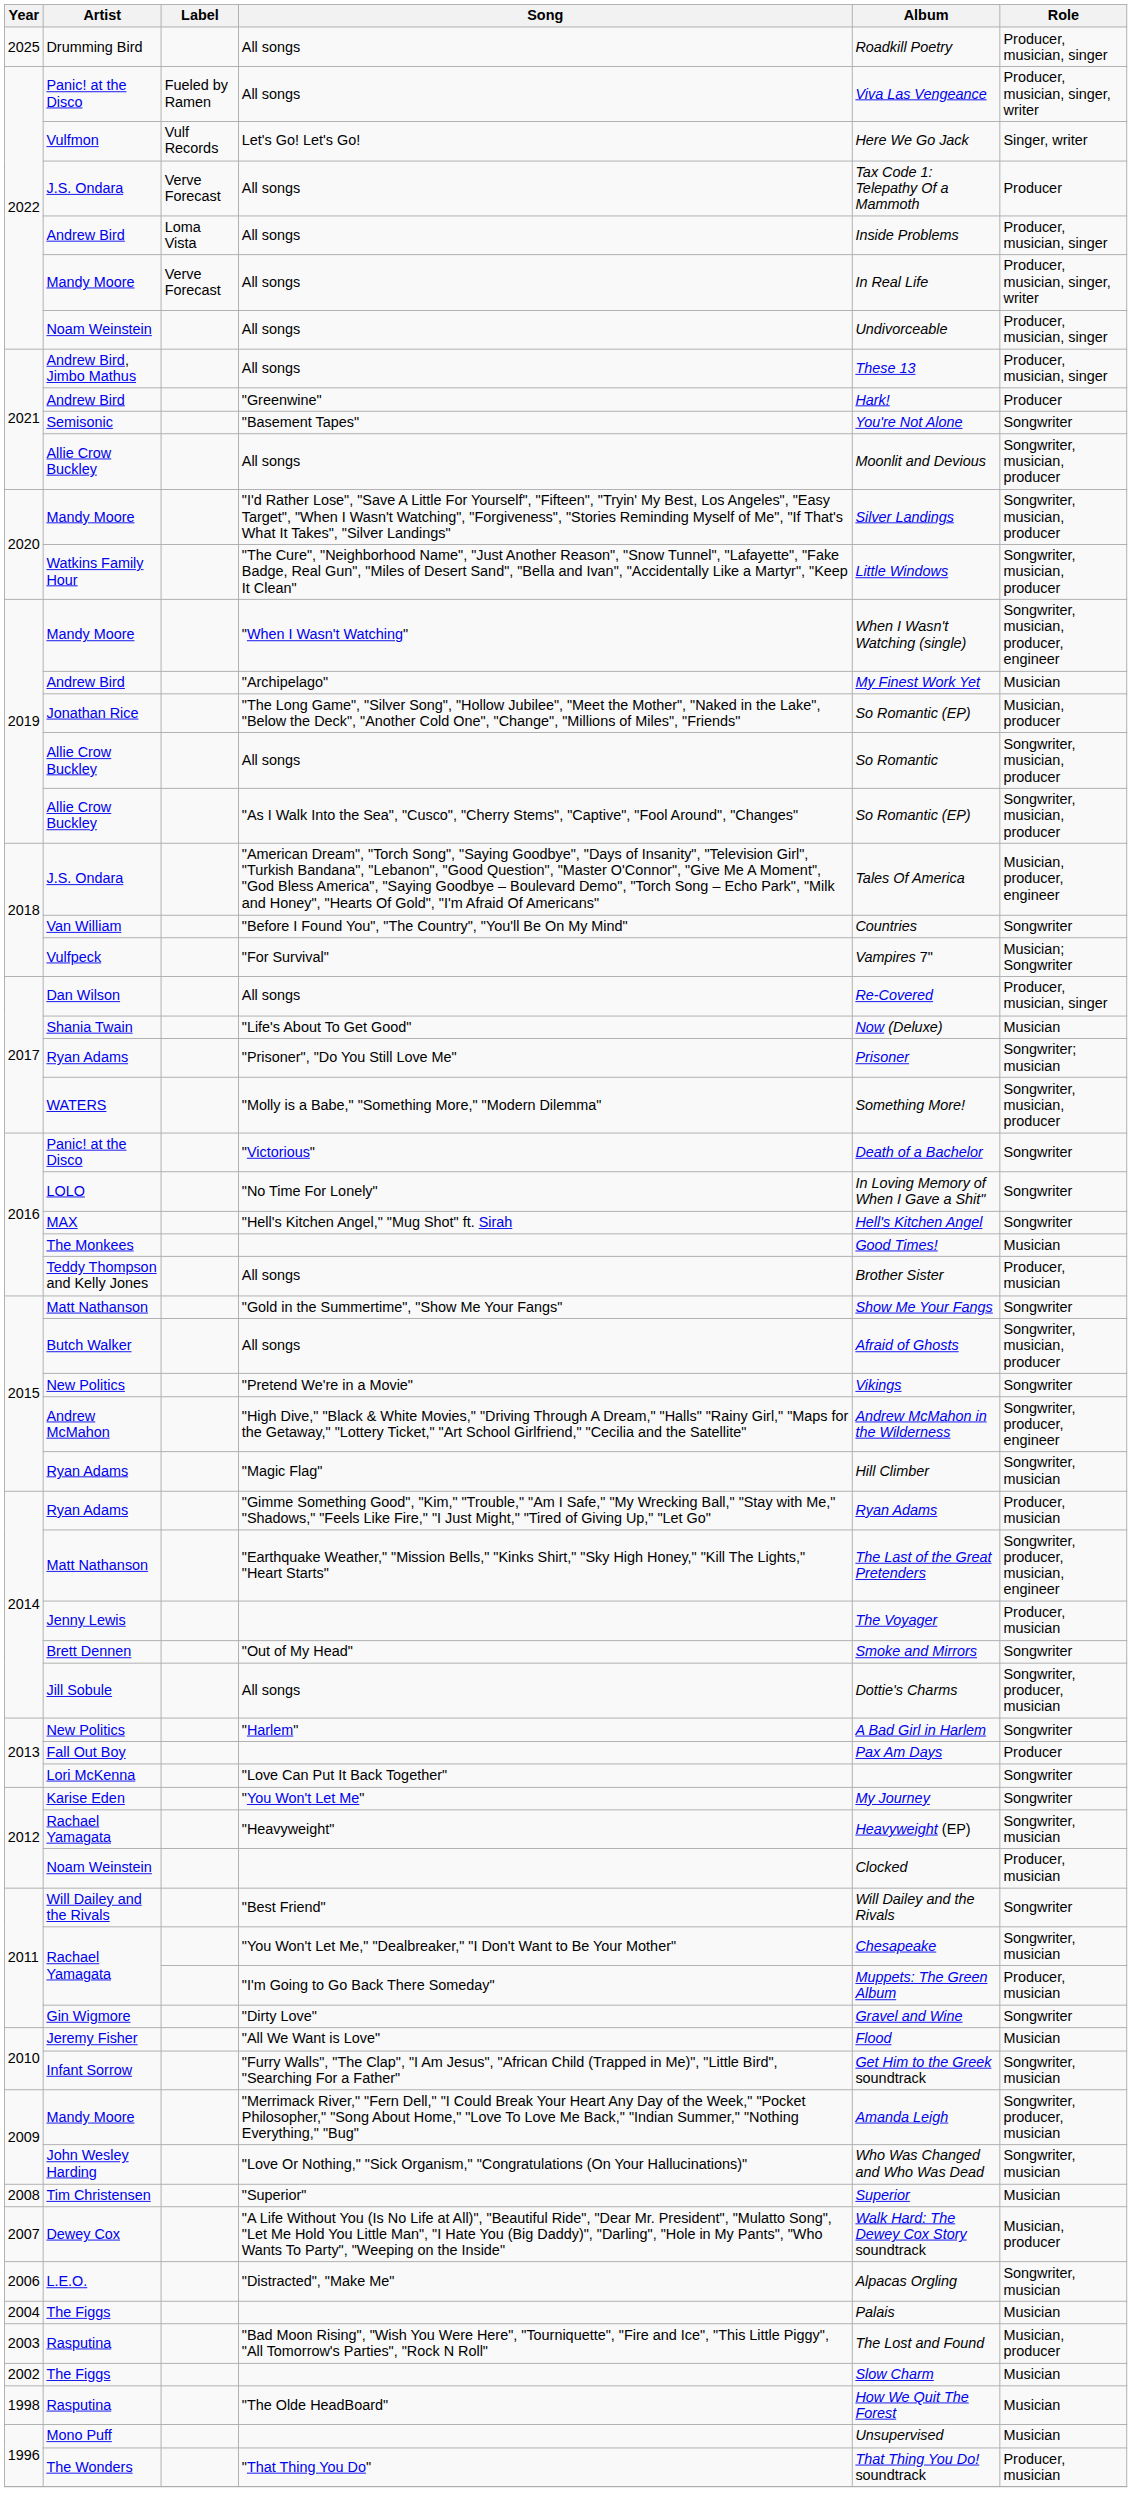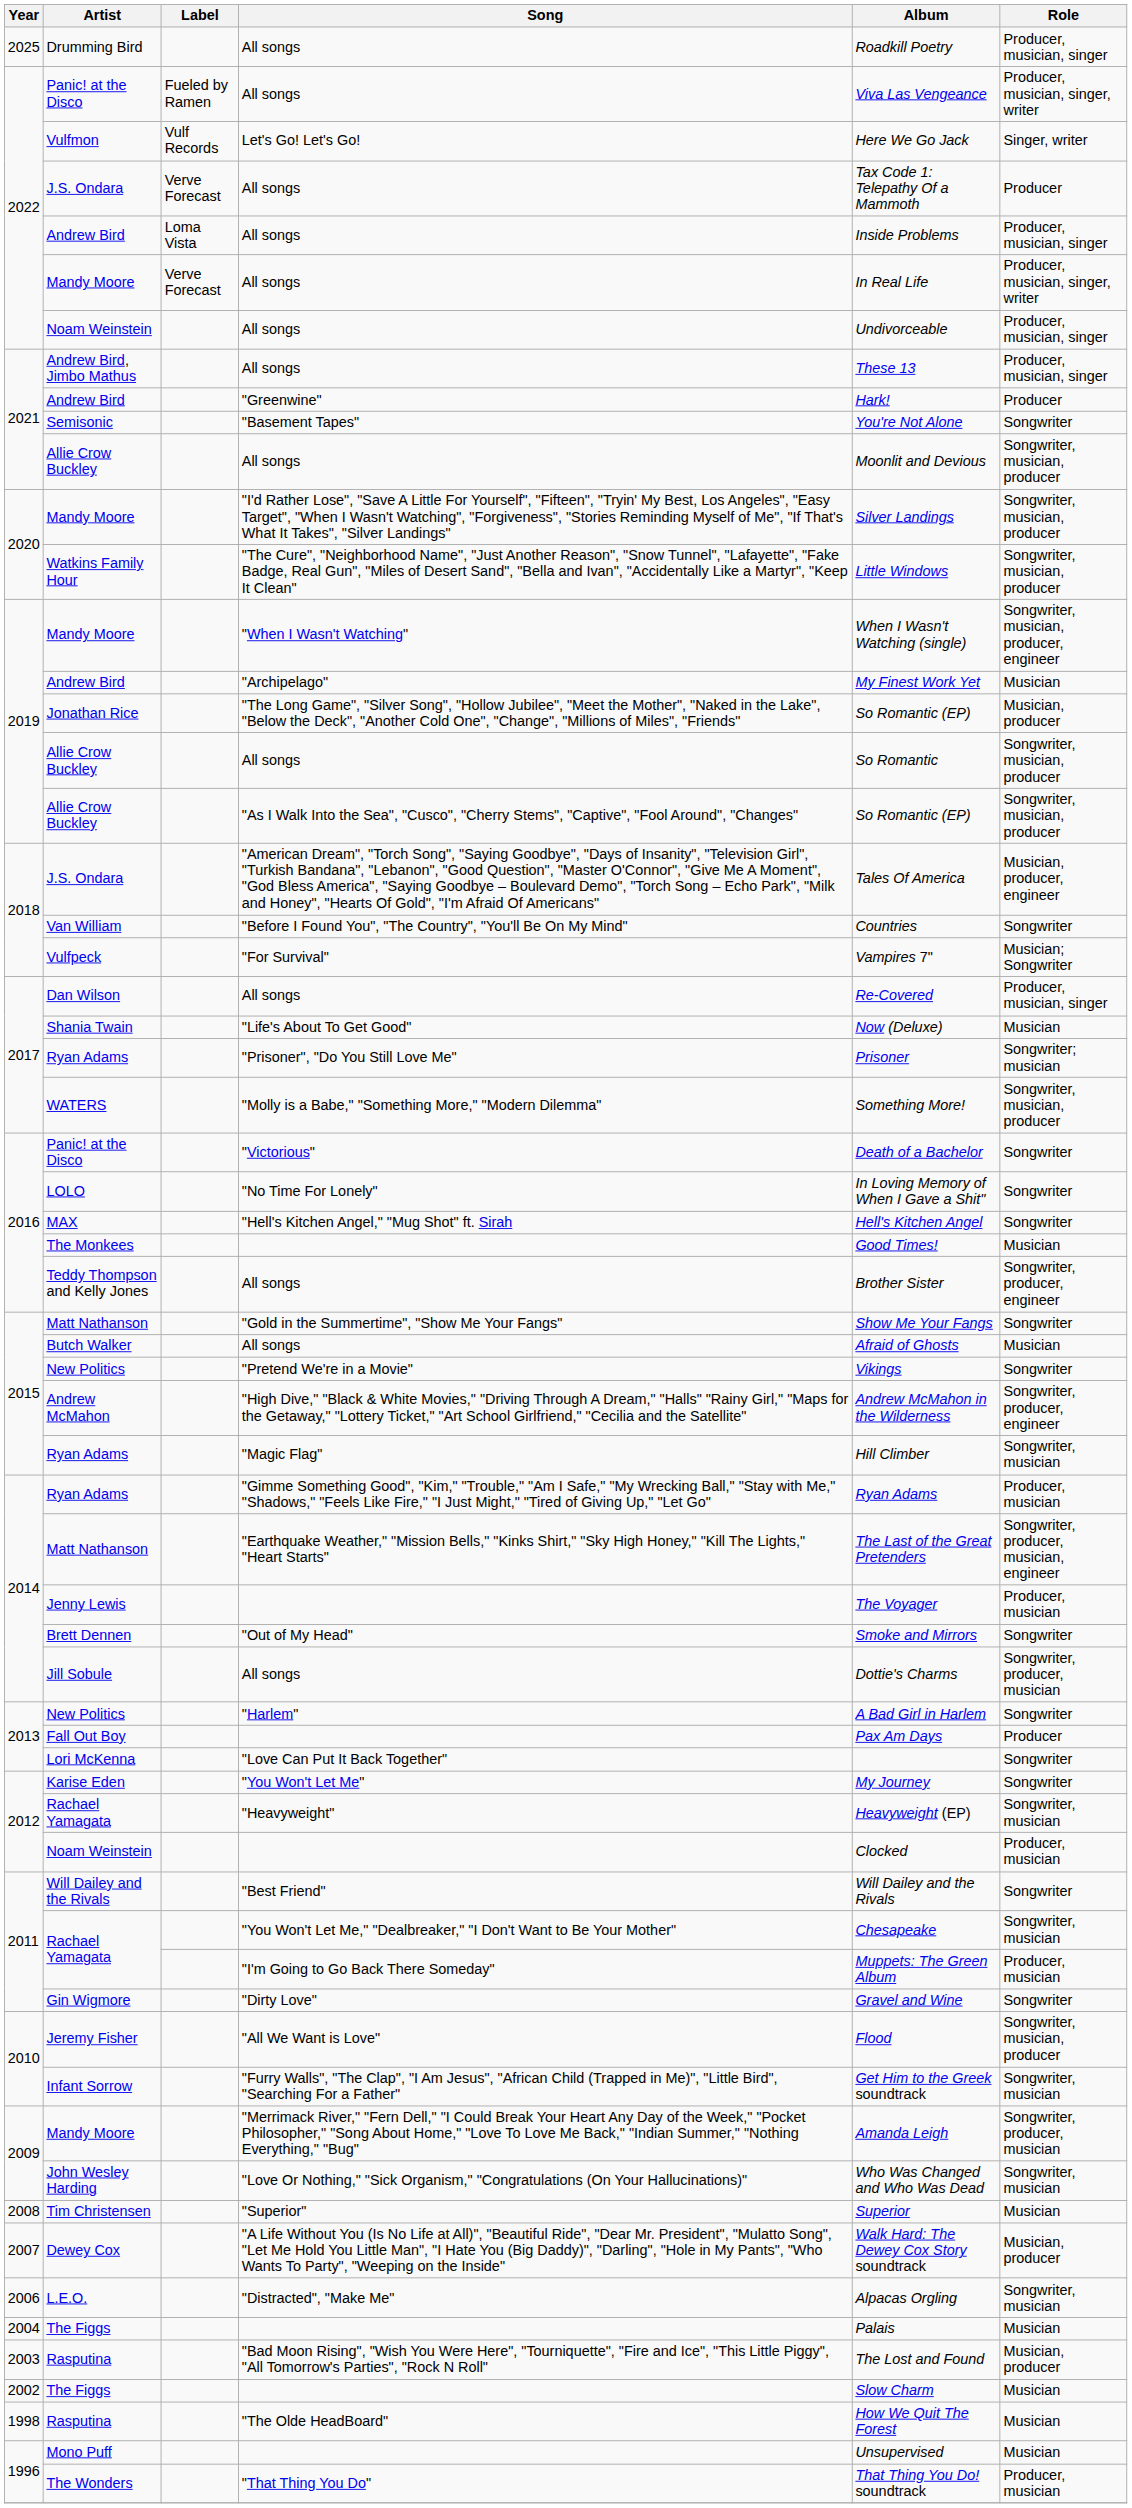(1034, 1276) Producer, musician -> (1040, 1284) Songwriter, producer, engineer
(1040, 1346) Songwriter, musician, producer -> (1032, 1346) Musician
(1032, 2039) Musician -> (1040, 2039) Songwriter, musician, producer
